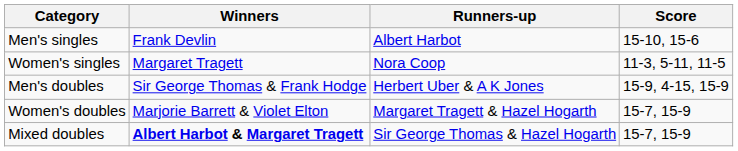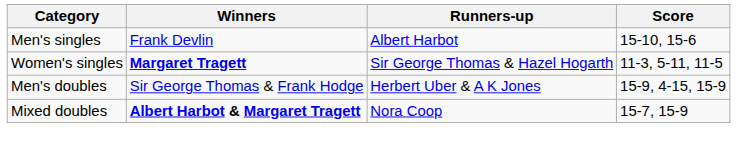(188, 63) normal -> (188, 63) bold
(409, 63) Nora Coop -> (492, 63) Sir George Thomas & Hazel Hogarth
- row: (67, 110)
(495, 134) Sir George Thomas & Hazel Hogarth -> (406, 110) Nora Coop
